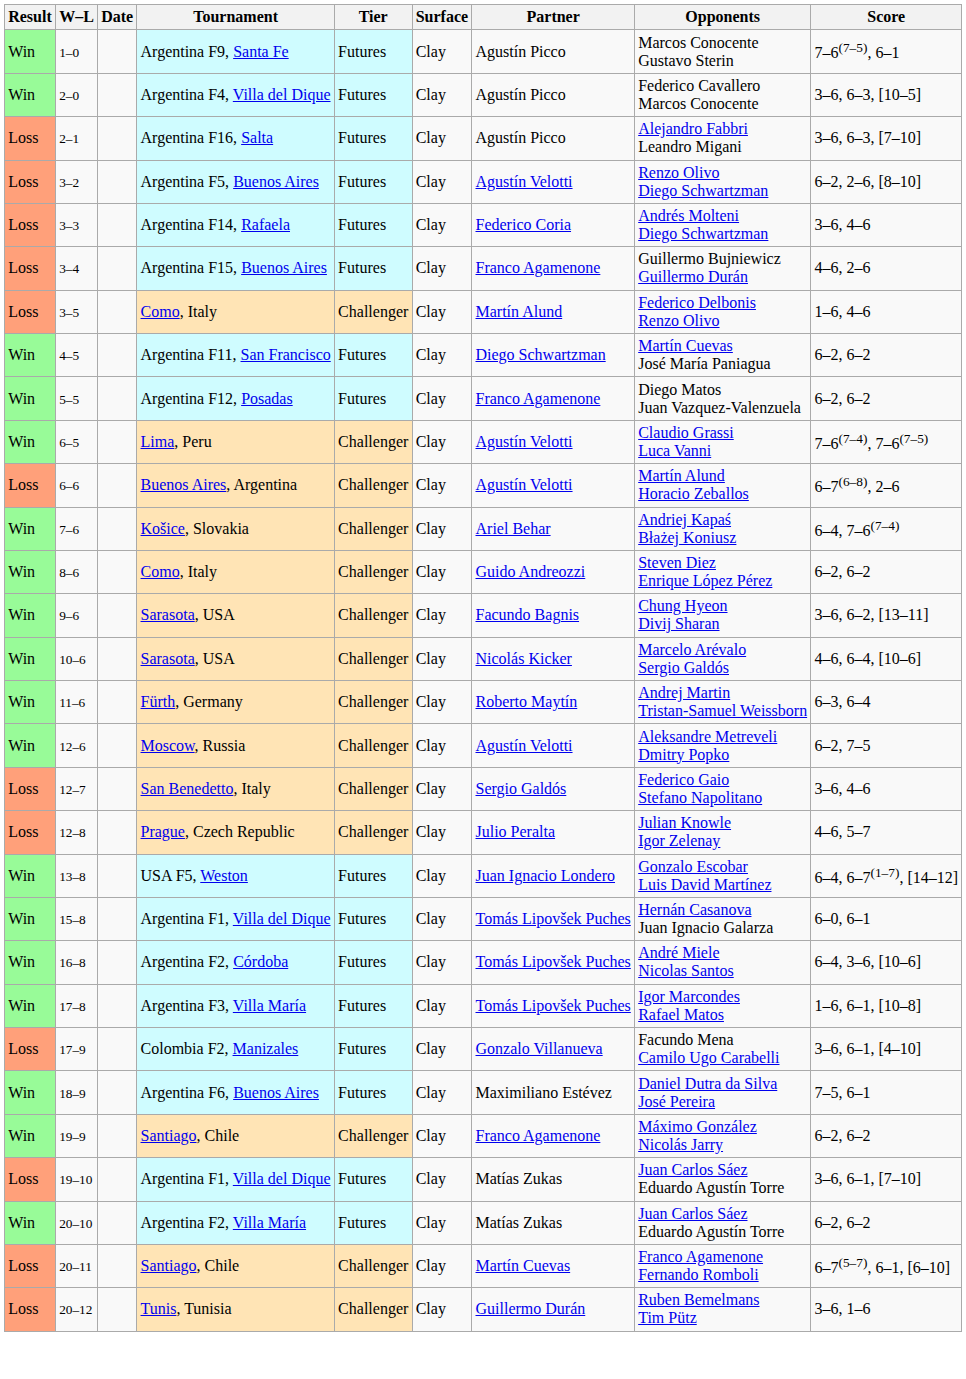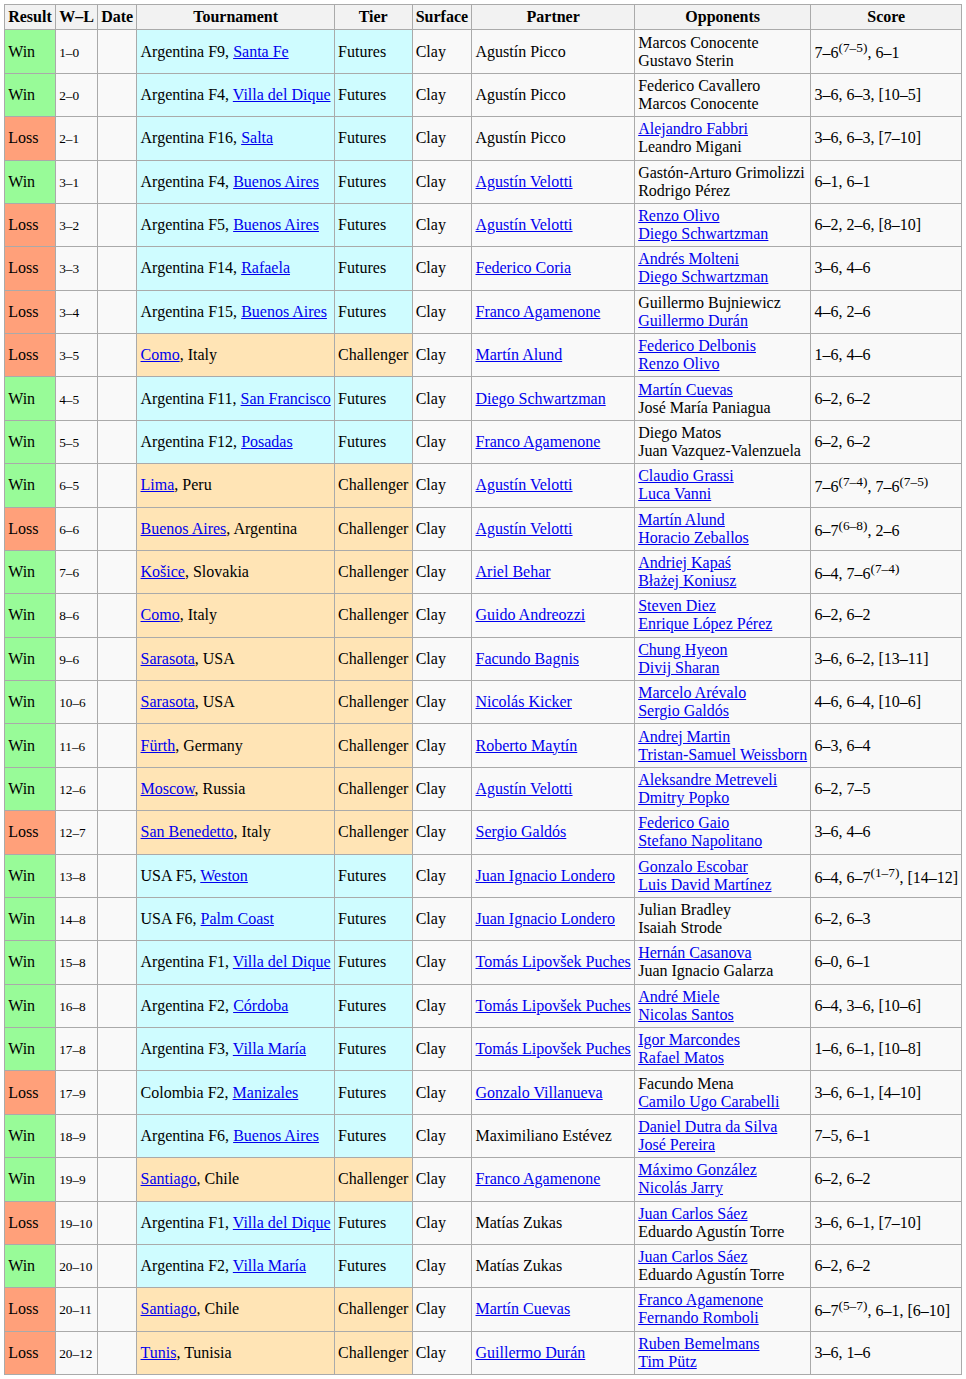+ row: (69, 182)
- row: (72, 833)
+ row: (72, 920)
